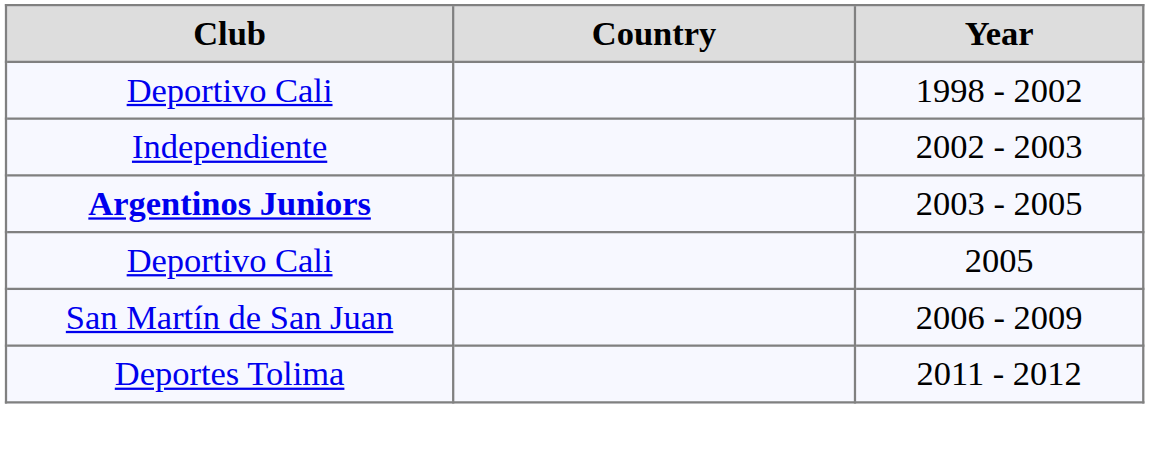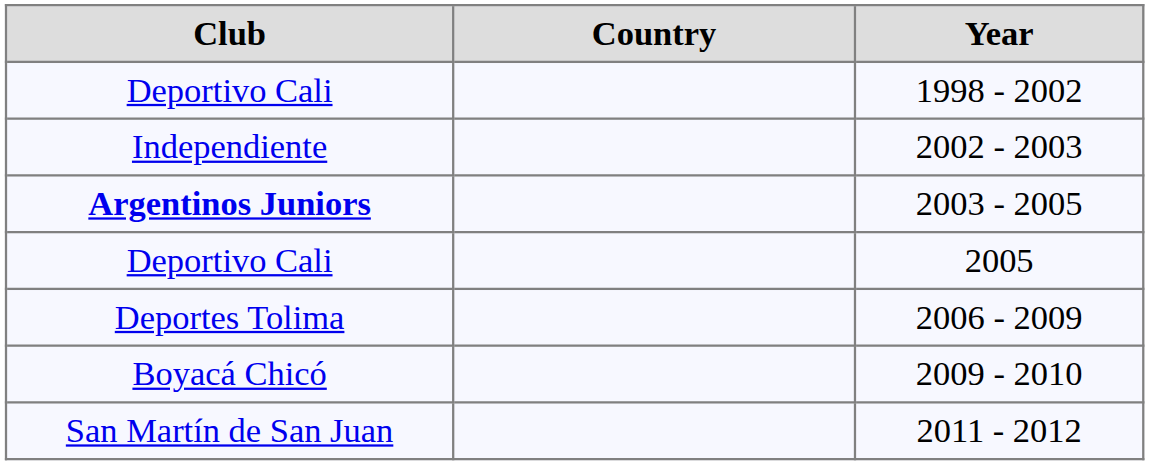(230, 316) San Martín de San Juan -> (230, 316) Deportes Tolima
+ row: (999, 373)
(230, 373) Deportes Tolima -> (230, 430) San Martín de San Juan
